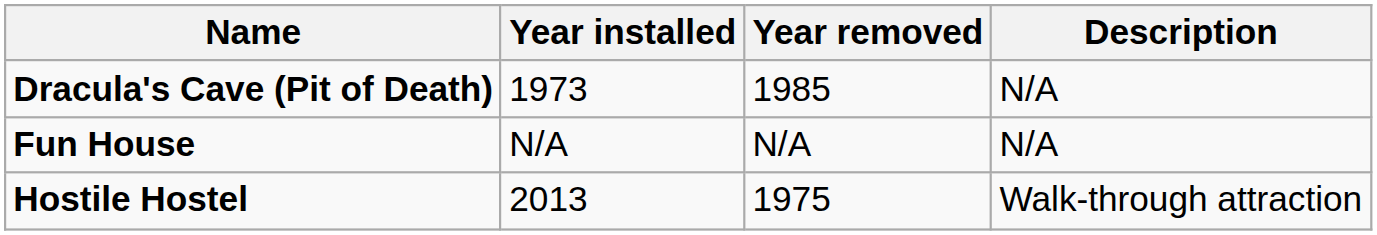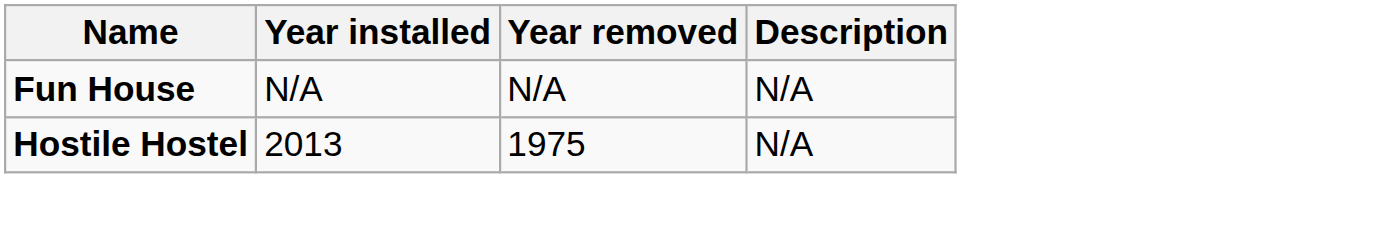- row: (253, 88)
(1181, 199) Walk-through attraction -> (784, 144) N/A
